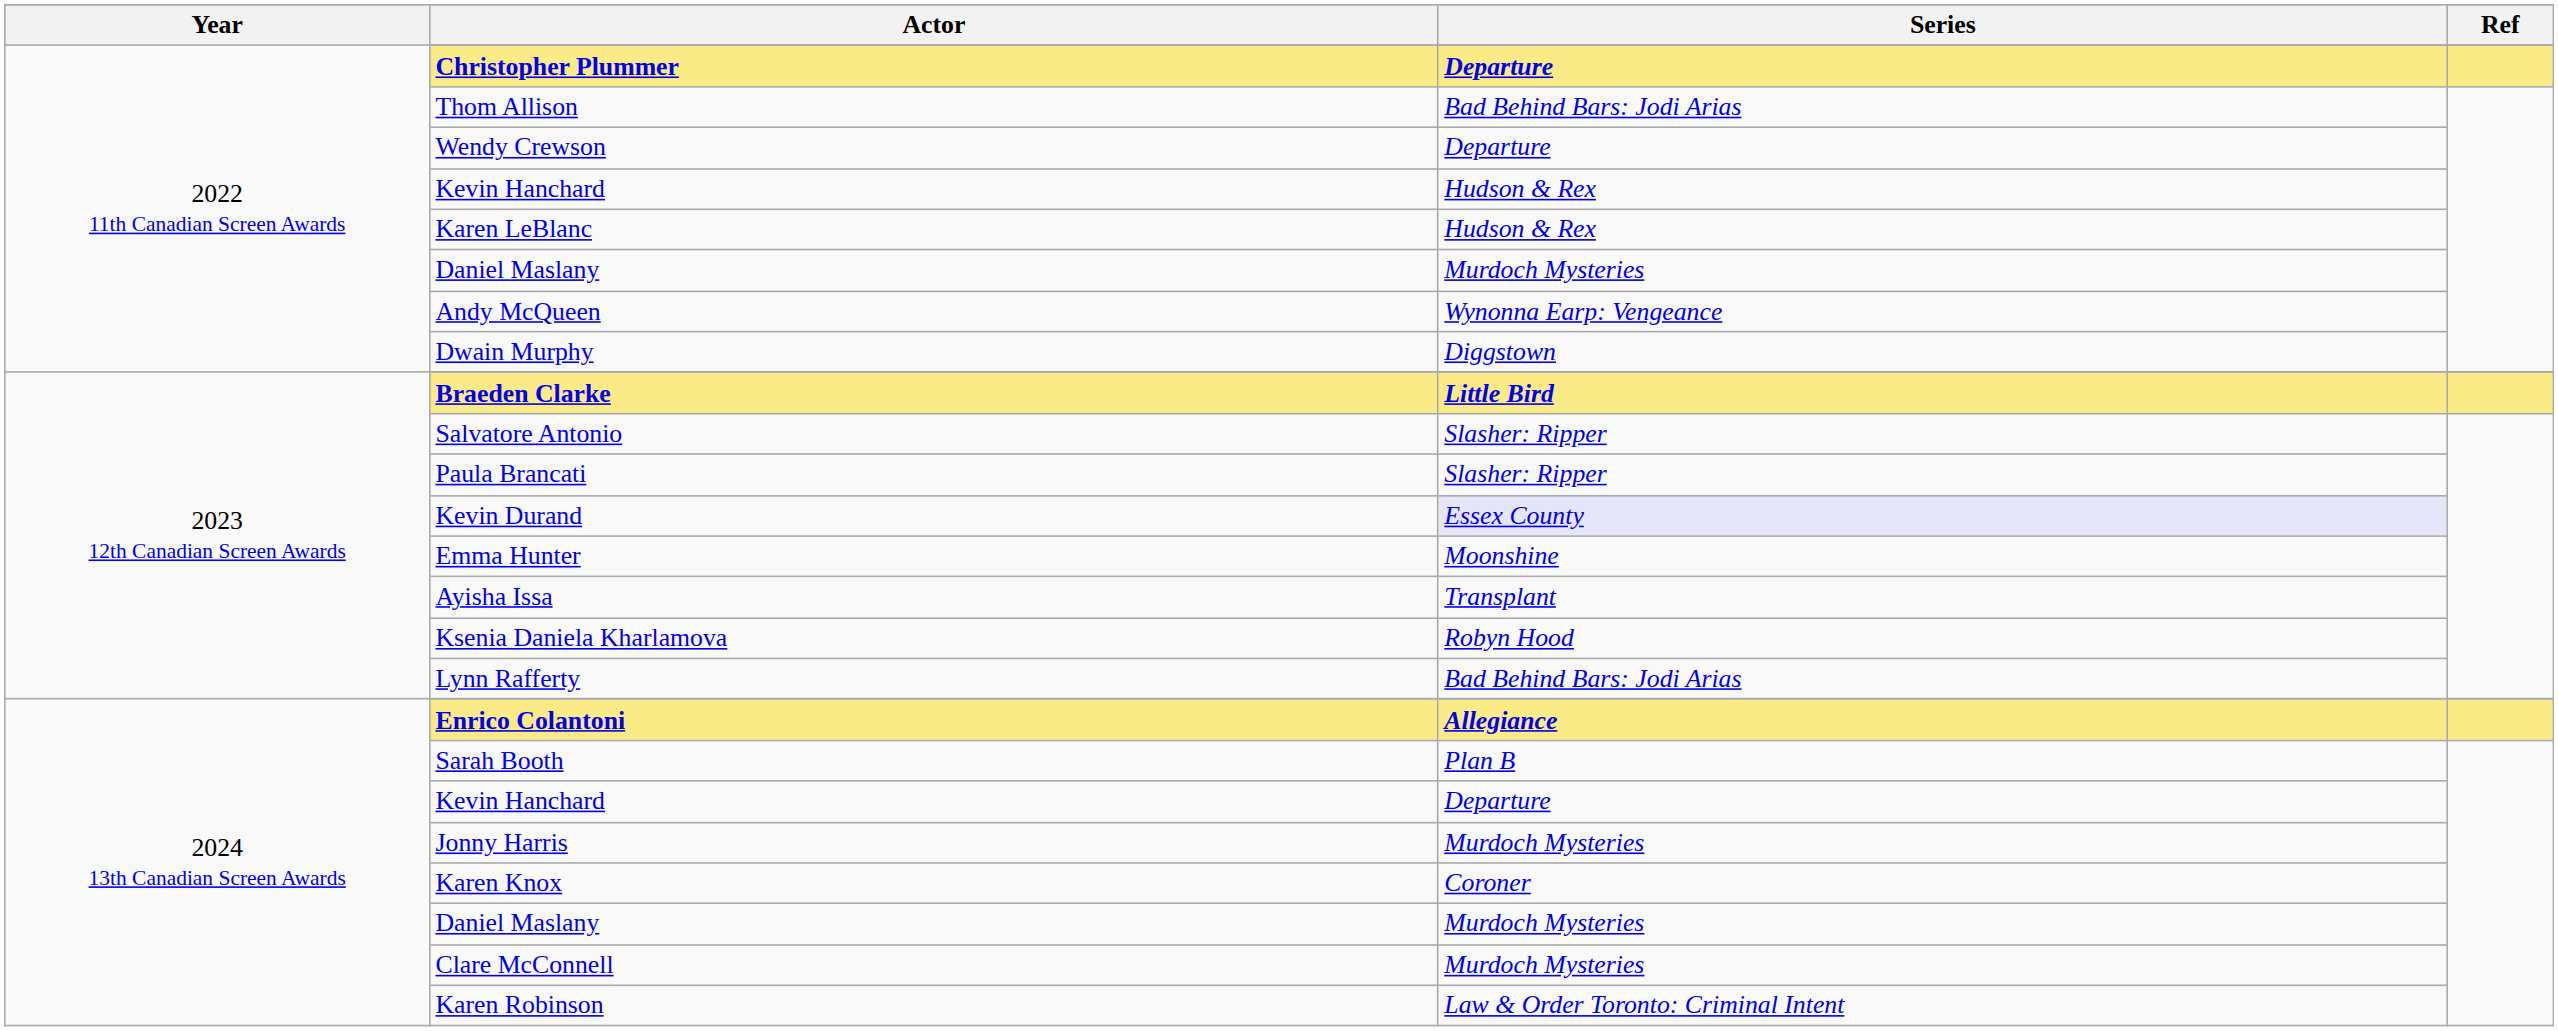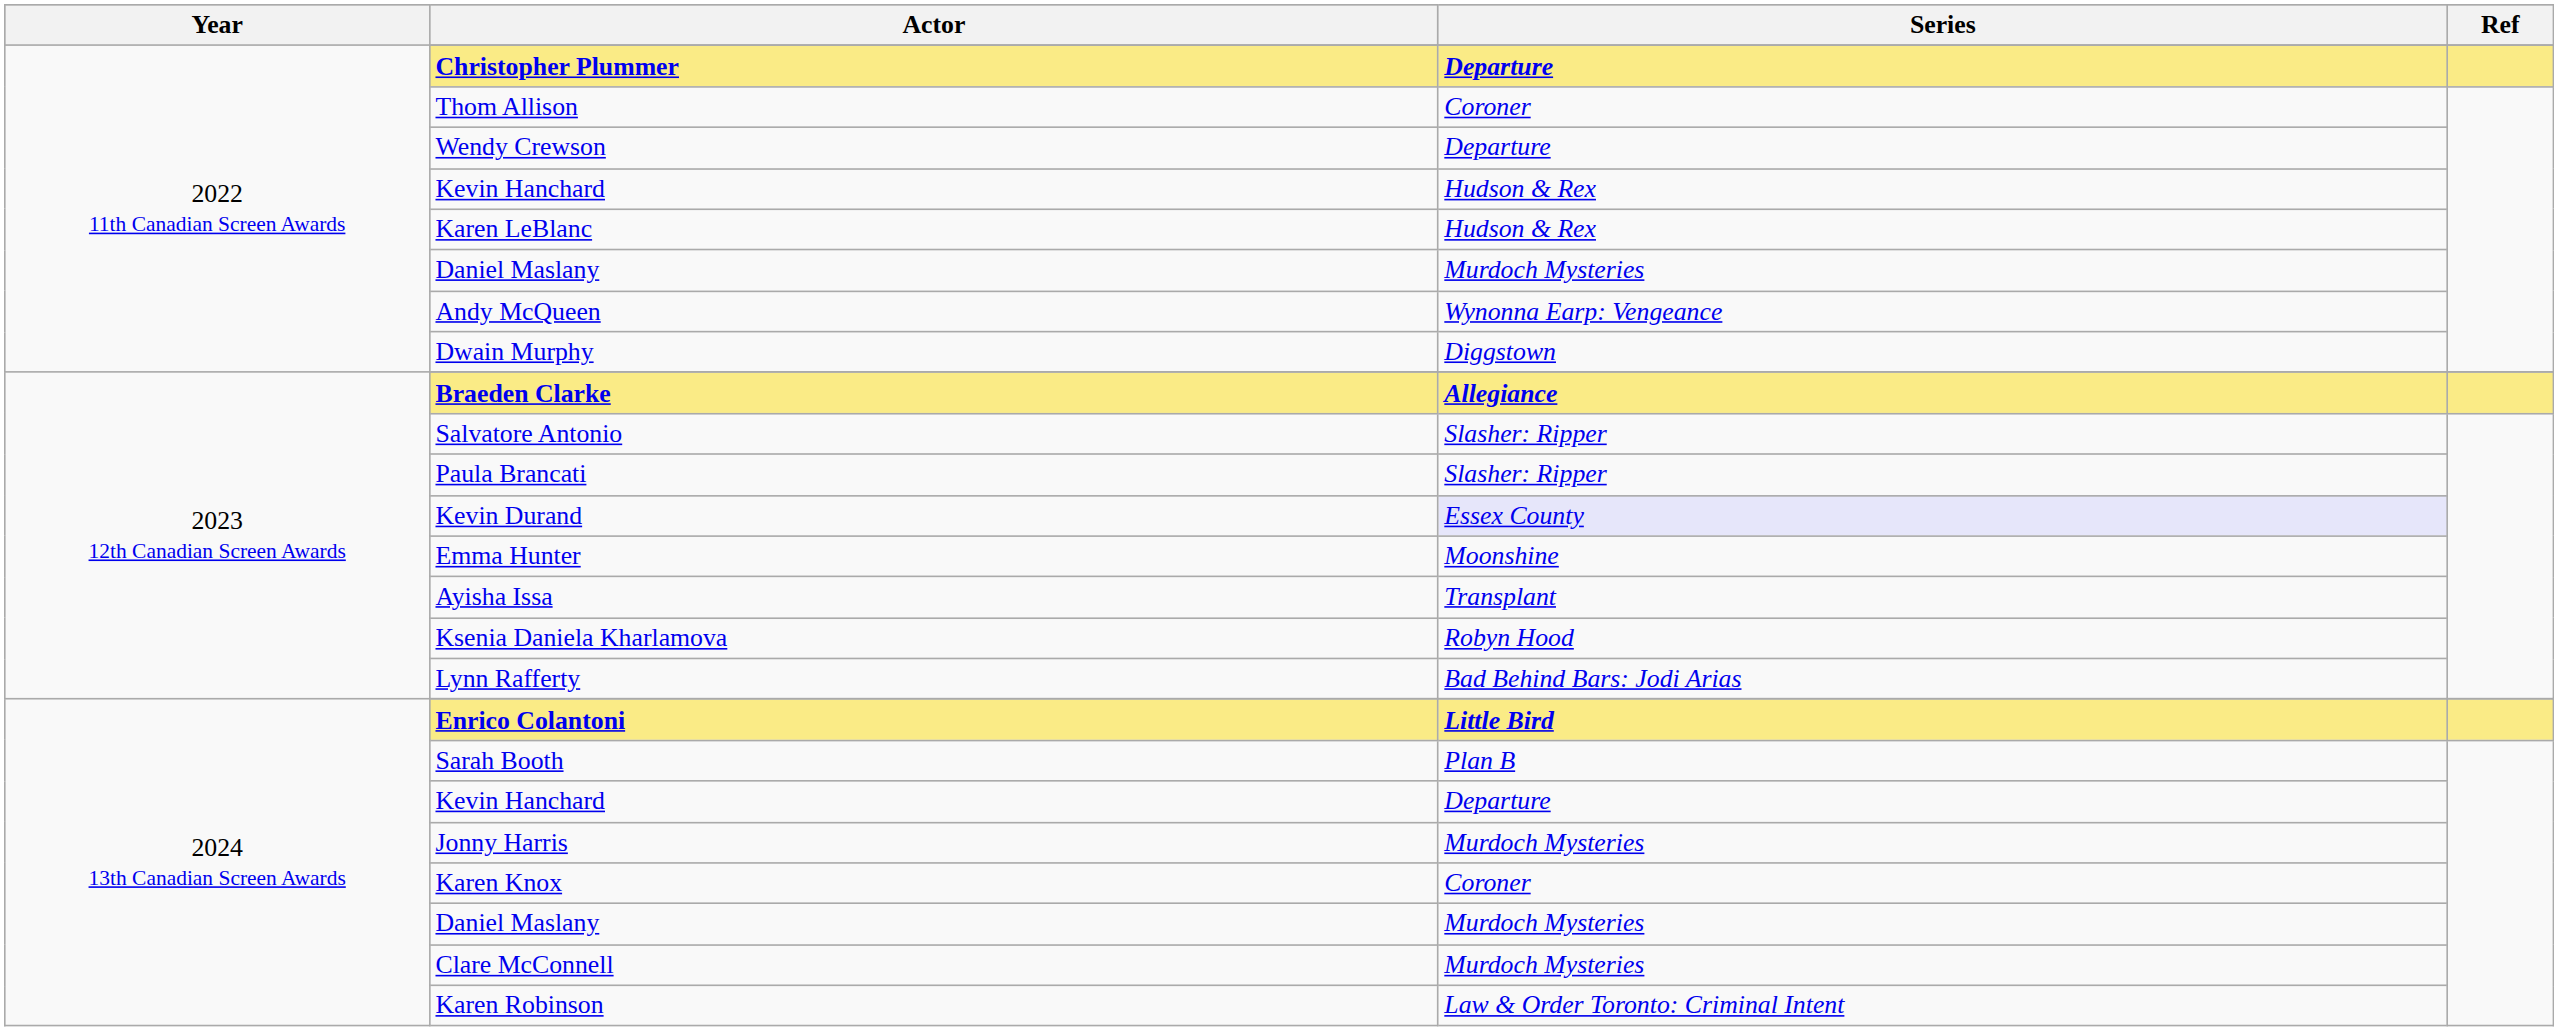(1593, 106) Bad Behind Bars: Jodi Arias -> (1488, 106) Coroner
(1499, 392) Little Bird -> (1501, 392) Allegiance
(1501, 719) Allegiance -> (1499, 719) Little Bird
